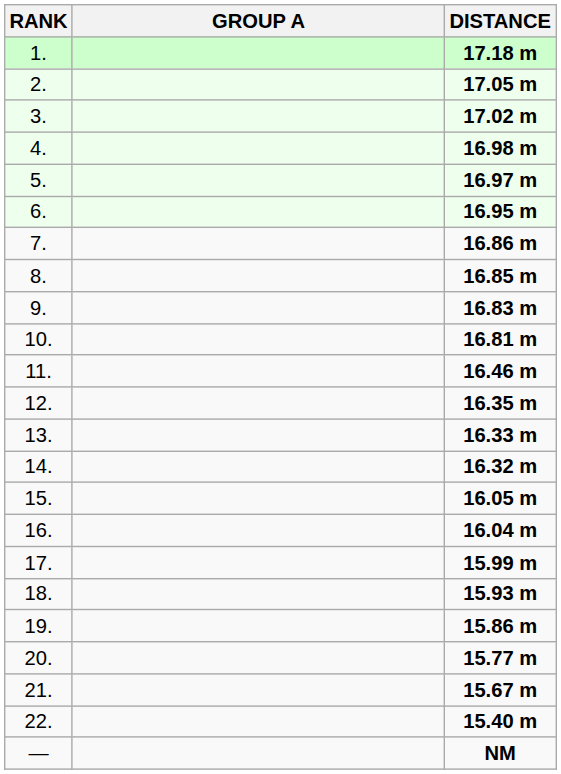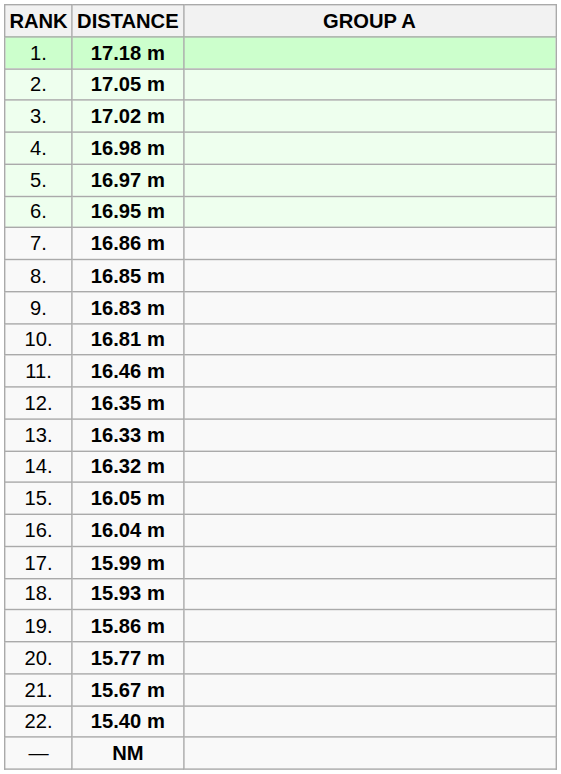columns swapped: (259, 21) <-> (500, 21)
